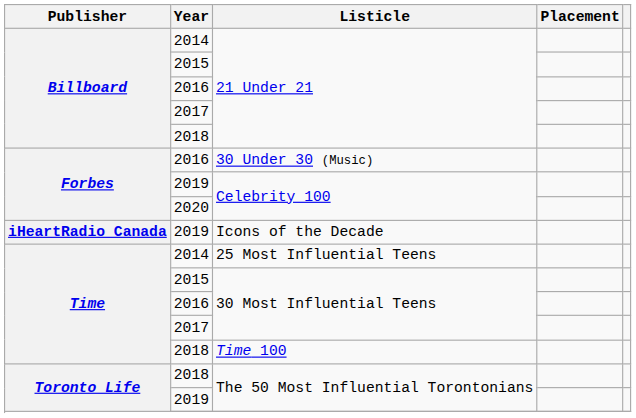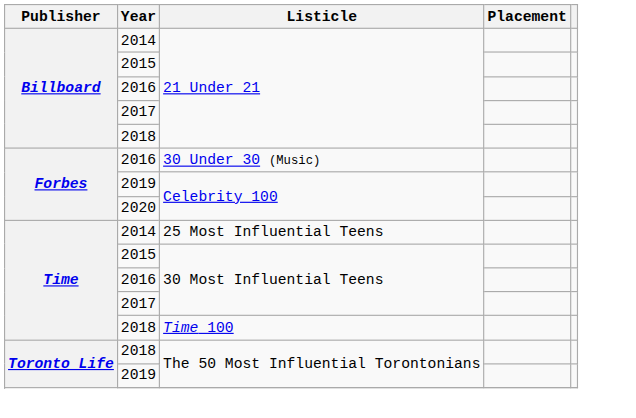- row: (191, 232)
